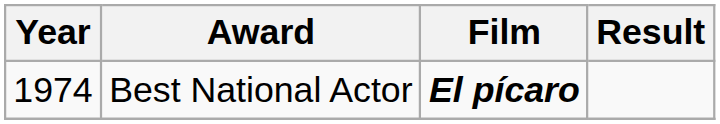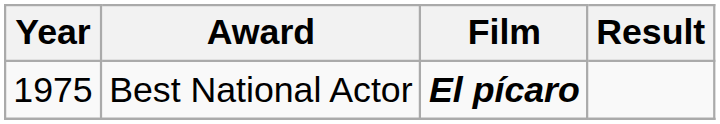(53, 89) 1974 -> (53, 89) 1975
